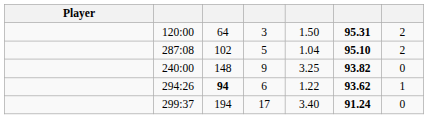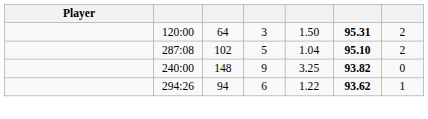(223, 86) bold -> (223, 86) normal
- row: (178, 104)
